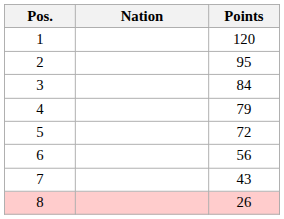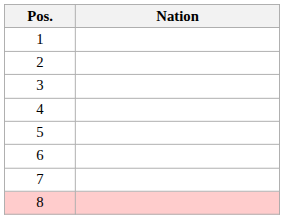- column: (244, 16)
